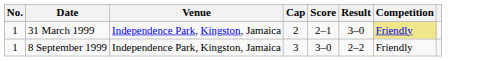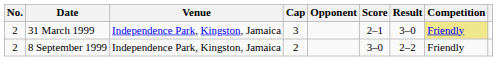+ column: (334, 13)
(15, 30) 1 -> (15, 30) 2
(296, 30) 2 -> (296, 30) 3
(15, 47) 1 -> (15, 47) 2
(296, 47) 3 -> (296, 47) 2
